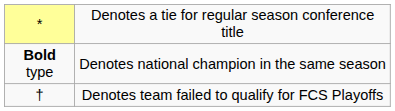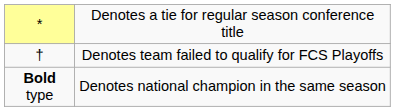rows swapped: (40, 94) <-> (40, 63)
